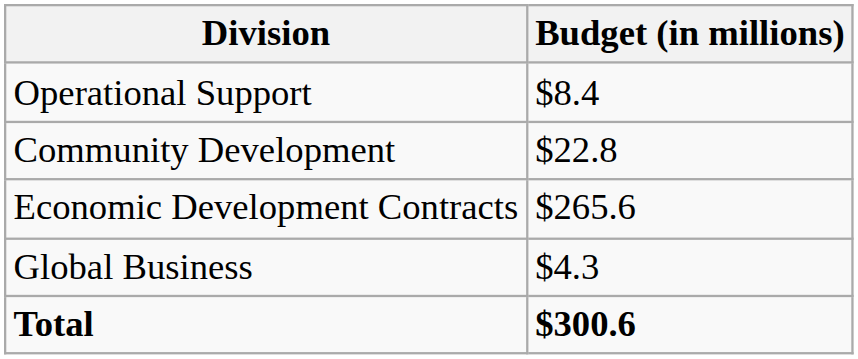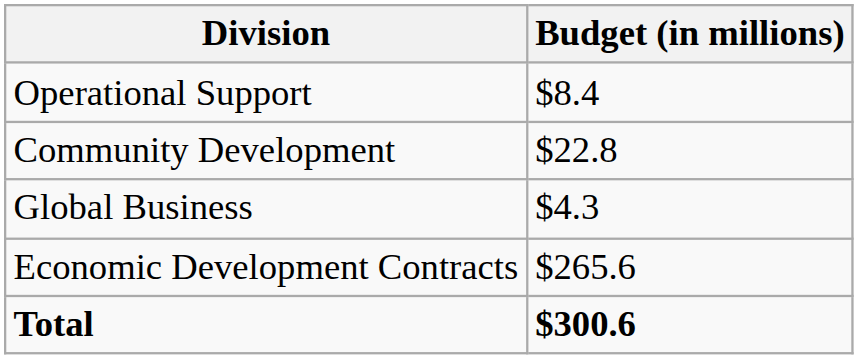rows swapped: (133, 265) <-> (266, 207)
